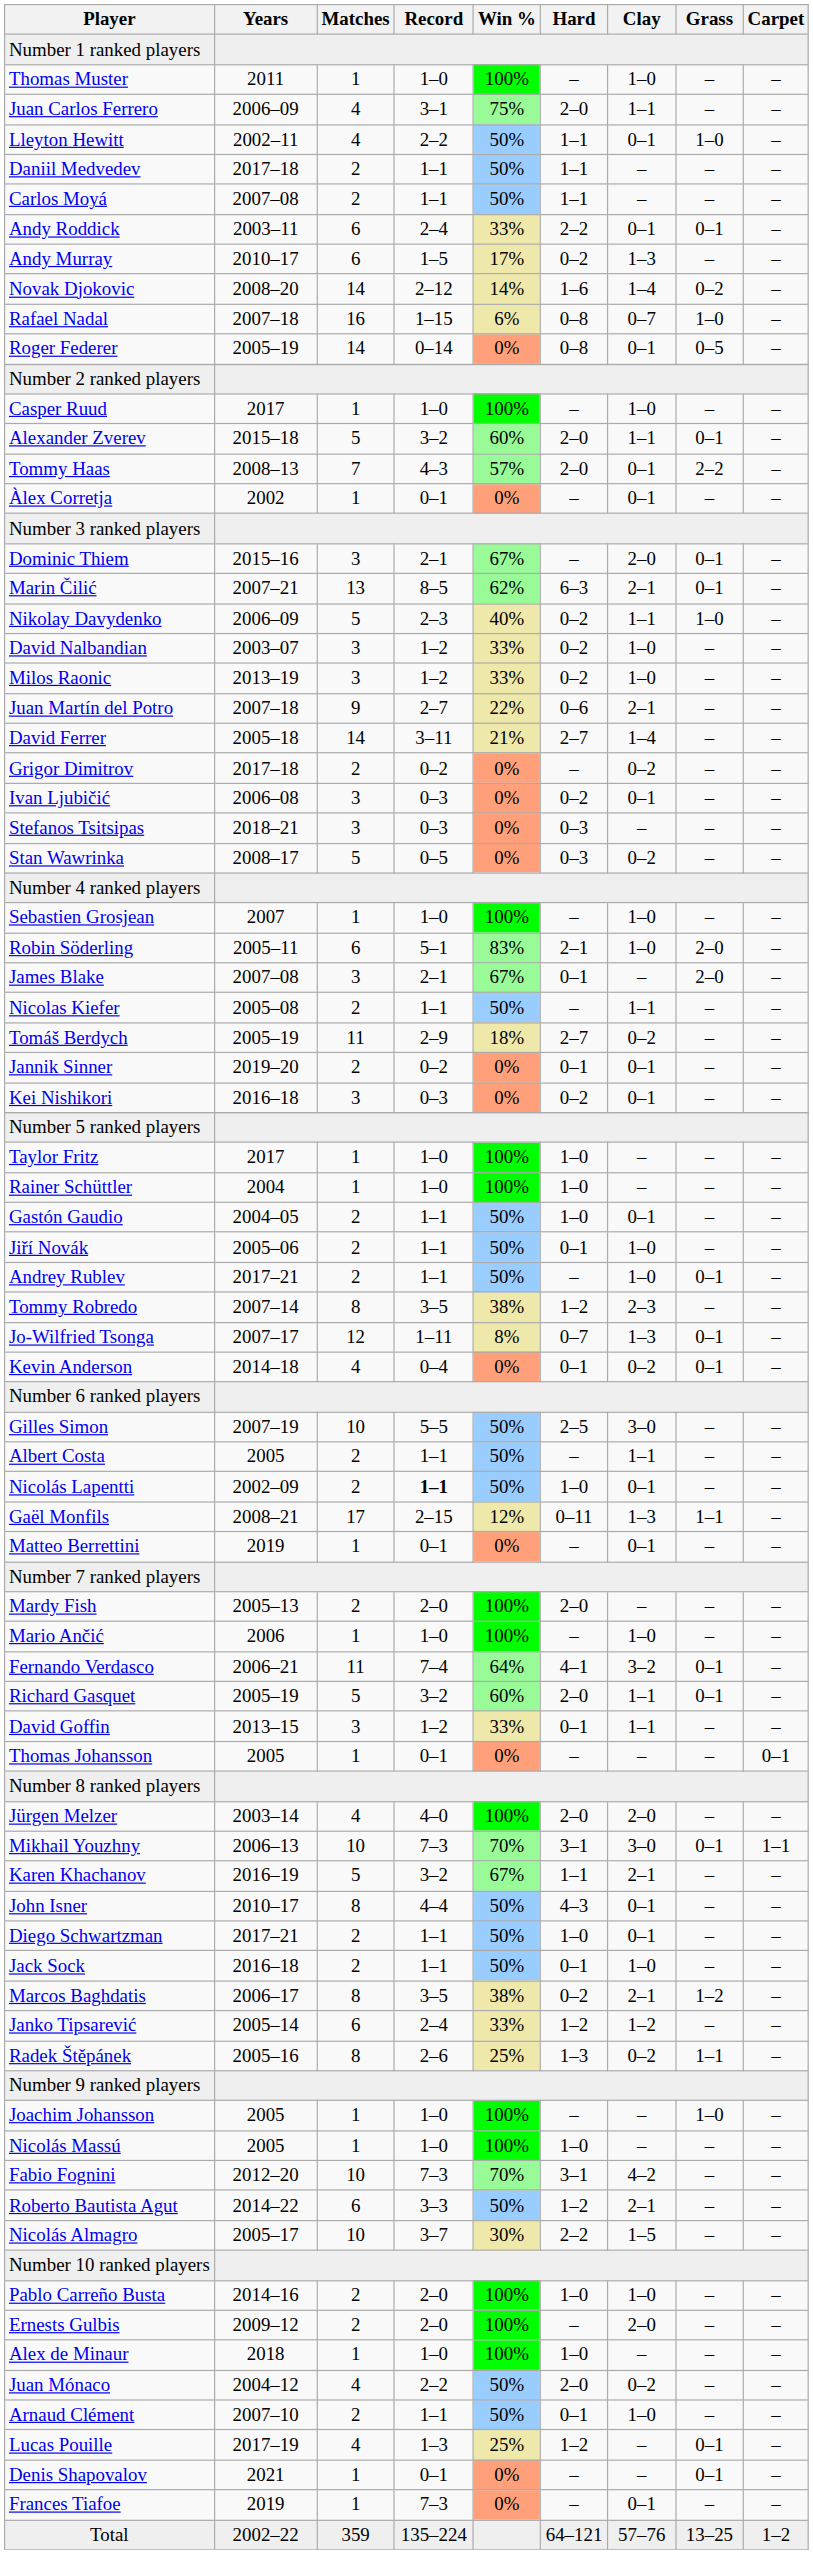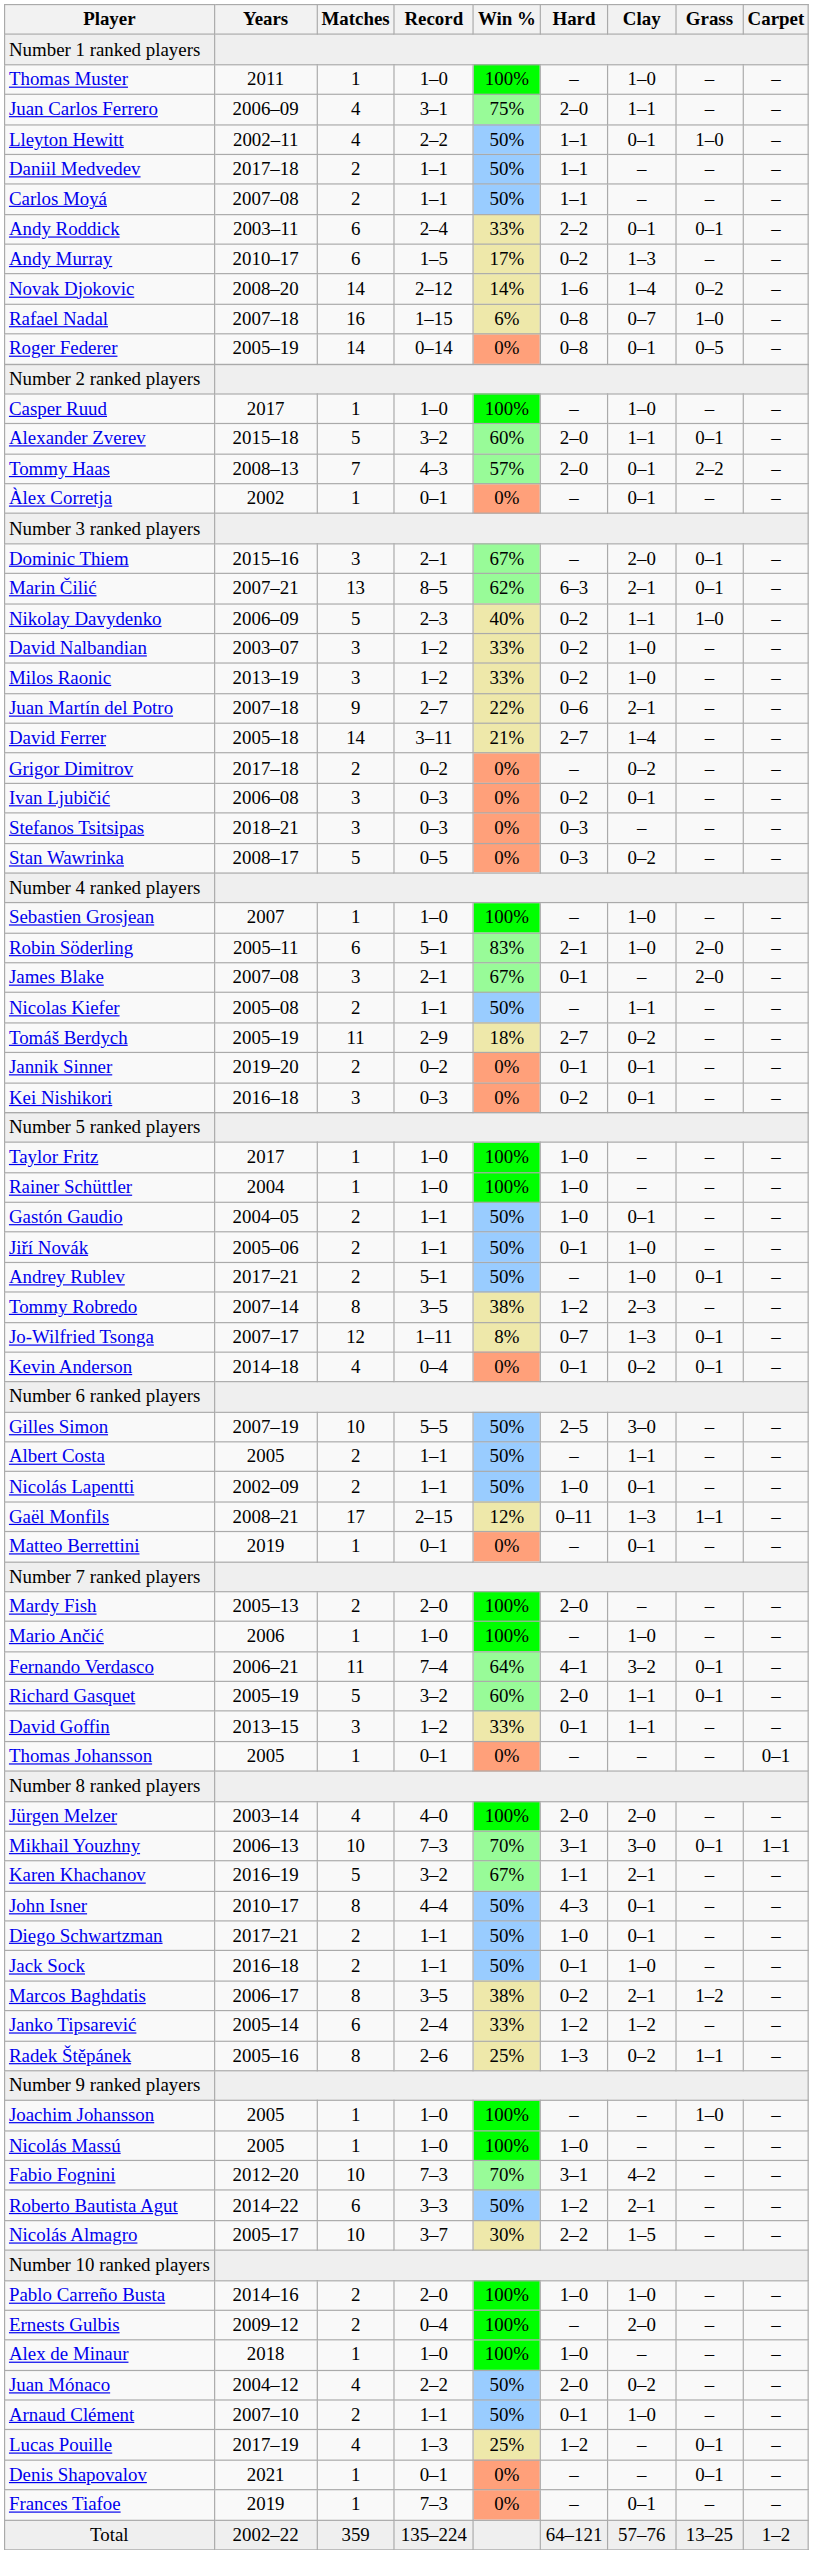(434, 1277) 1–1 -> (434, 1277) 5–1
(434, 1486) bold -> (434, 1486) normal
(434, 2325) 2–0 -> (434, 2325) 0–4
